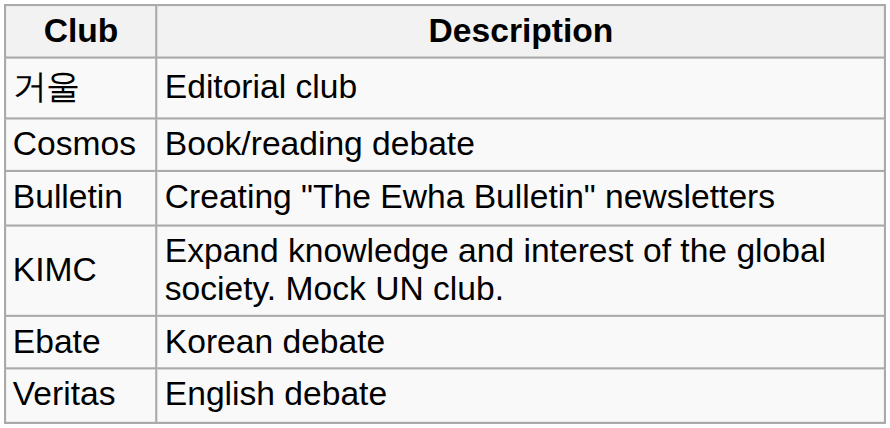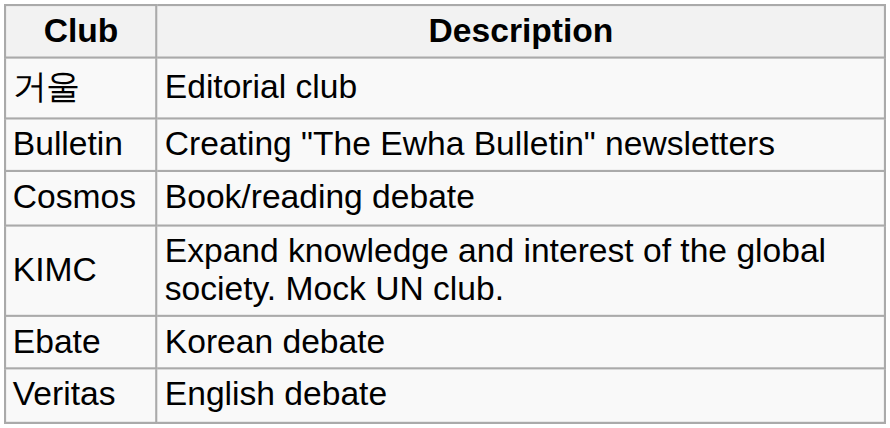rows swapped: (68, 197) <-> (74, 144)
